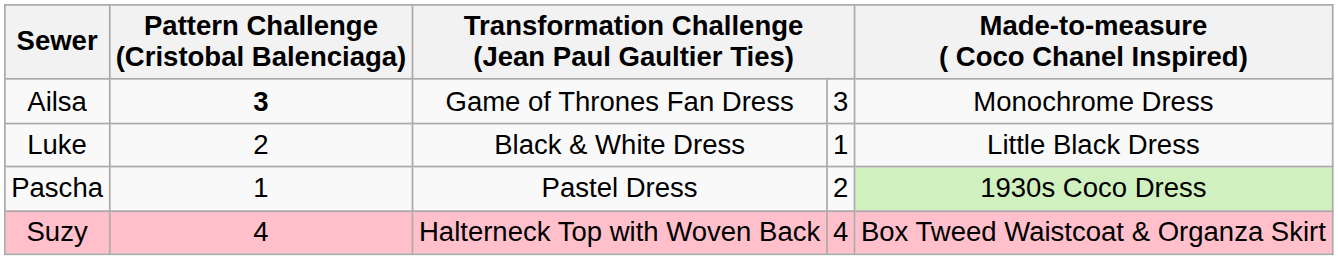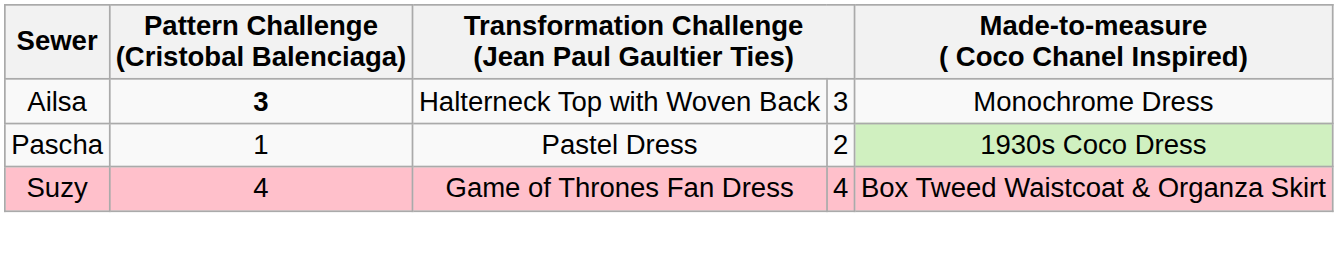(620, 100) Game of Thrones Fan Dress -> (620, 100) Halterneck Top with Woven Back
- row: (57, 144)
(620, 231) Halterneck Top with Woven Back -> (620, 188) Game of Thrones Fan Dress
